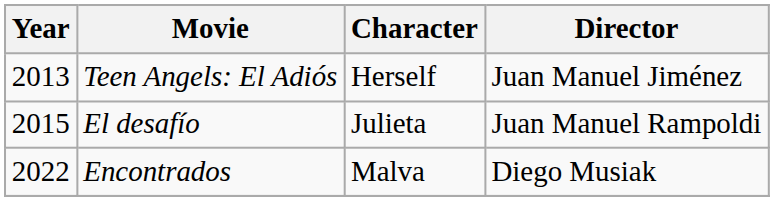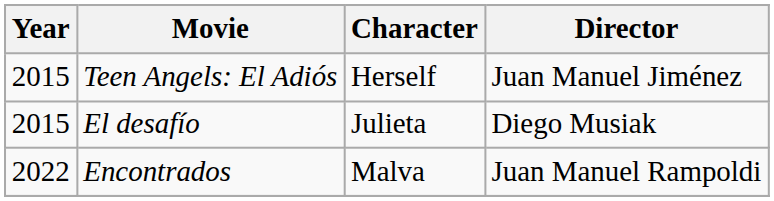(41, 76) 2013 -> (41, 76) 2015
(626, 124) Juan Manuel Rampoldi -> (574, 124) Diego Musiak
(574, 171) Diego Musiak -> (626, 171) Juan Manuel Rampoldi
